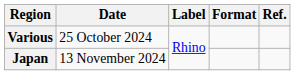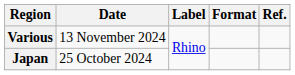(106, 37) 25 October 2024 -> (112, 37) 13 November 2024
(112, 59) 13 November 2024 -> (106, 59) 25 October 2024
